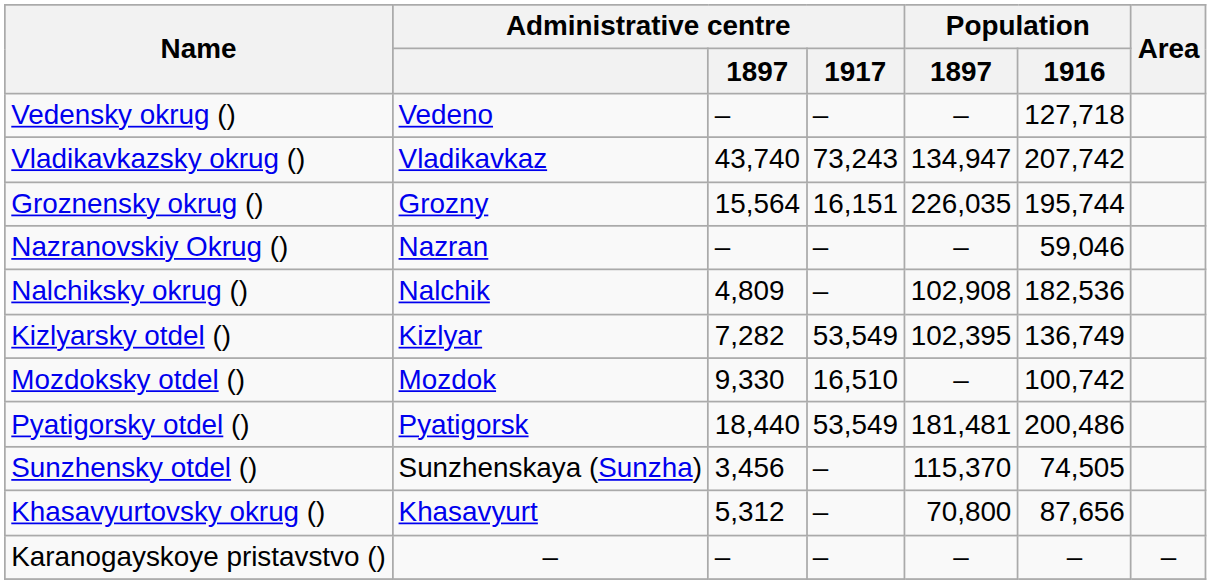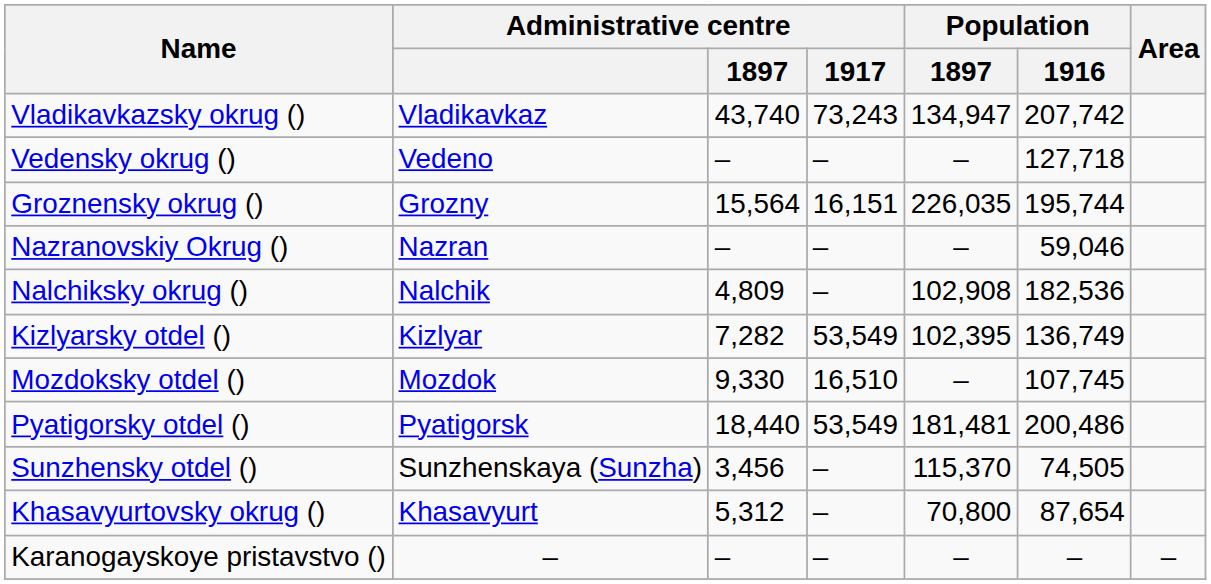rows swapped: (123, 114) <-> (158, 159)
(1075, 379) 100,742 -> (1075, 379) 107,745
(1082, 512) 87,656 -> (1082, 512) 87,654
